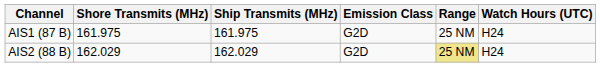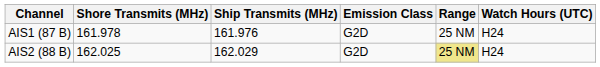(99, 33) 161.975 -> (99, 33) 161.978
(236, 33) 161.975 -> (236, 33) 161.976
(99, 52) 162.029 -> (99, 52) 162.025
